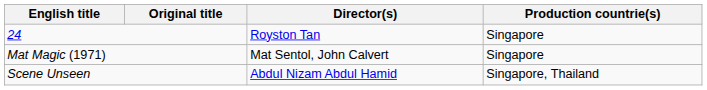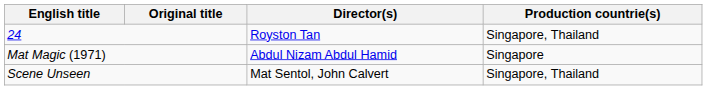(515, 34) Singapore -> (543, 34) Singapore, Thailand
(319, 54) Mat Sentol, John Calvert -> (324, 54) Abdul Nizam Abdul Hamid
(324, 74) Abdul Nizam Abdul Hamid -> (319, 74) Mat Sentol, John Calvert
